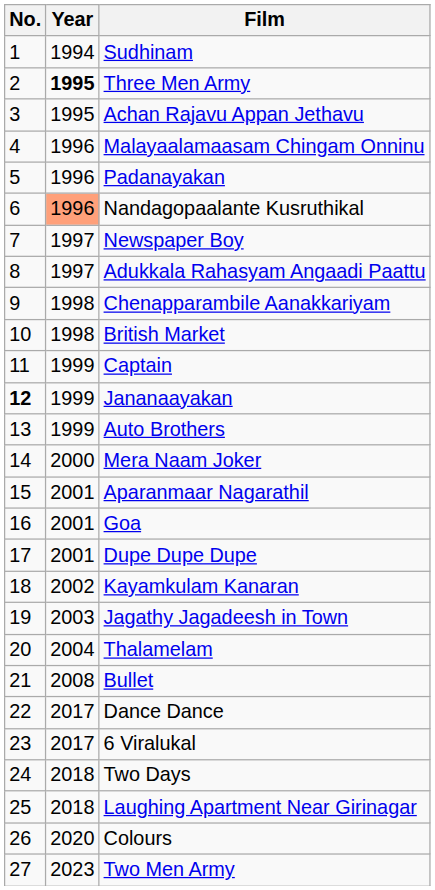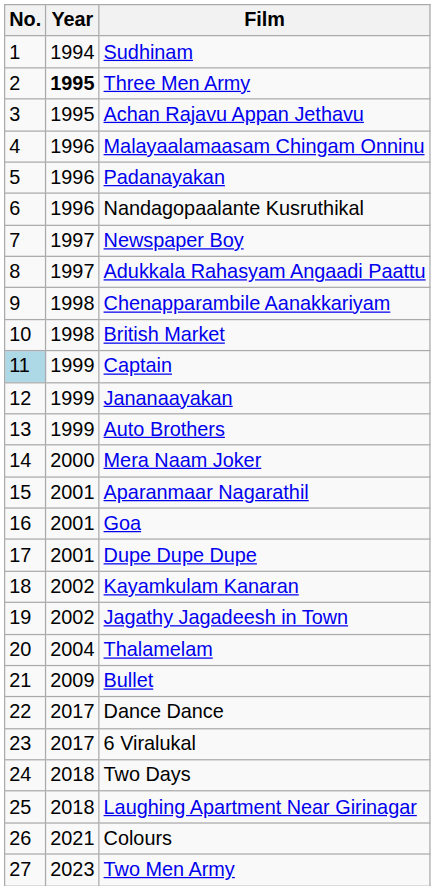(72, 209) lightsalmon background -> (72, 209) no background
(19, 366) no background -> (19, 366) lightblue background
(20, 397) bold -> (20, 397) normal
(72, 618) 2003 -> (72, 618) 2002
(72, 680) 2008 -> (72, 680) 2009
(72, 838) 2020 -> (72, 838) 2021
